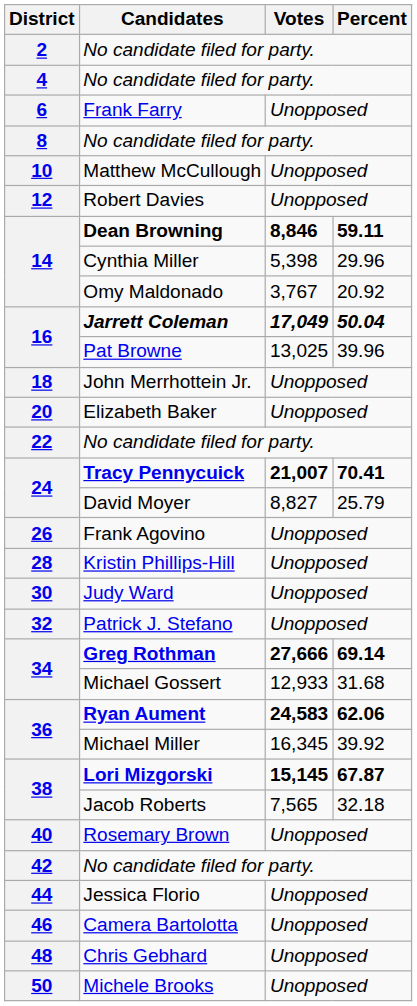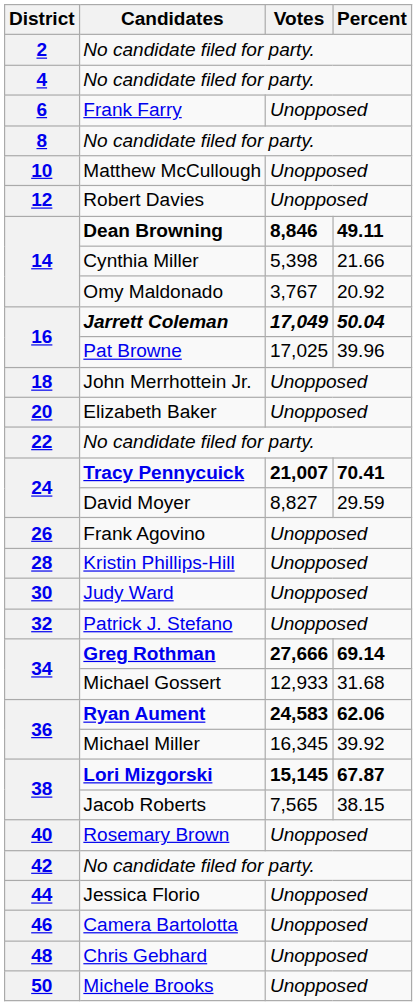(360, 230) 59.11 -> (360, 230) 49.11
(361, 261) 29.96 -> (361, 261) 21.66
(299, 351) 13,025 -> (299, 351) 17,025
(361, 502) 25.79 -> (361, 502) 29.59
(361, 804) 32.18 -> (361, 804) 38.15
